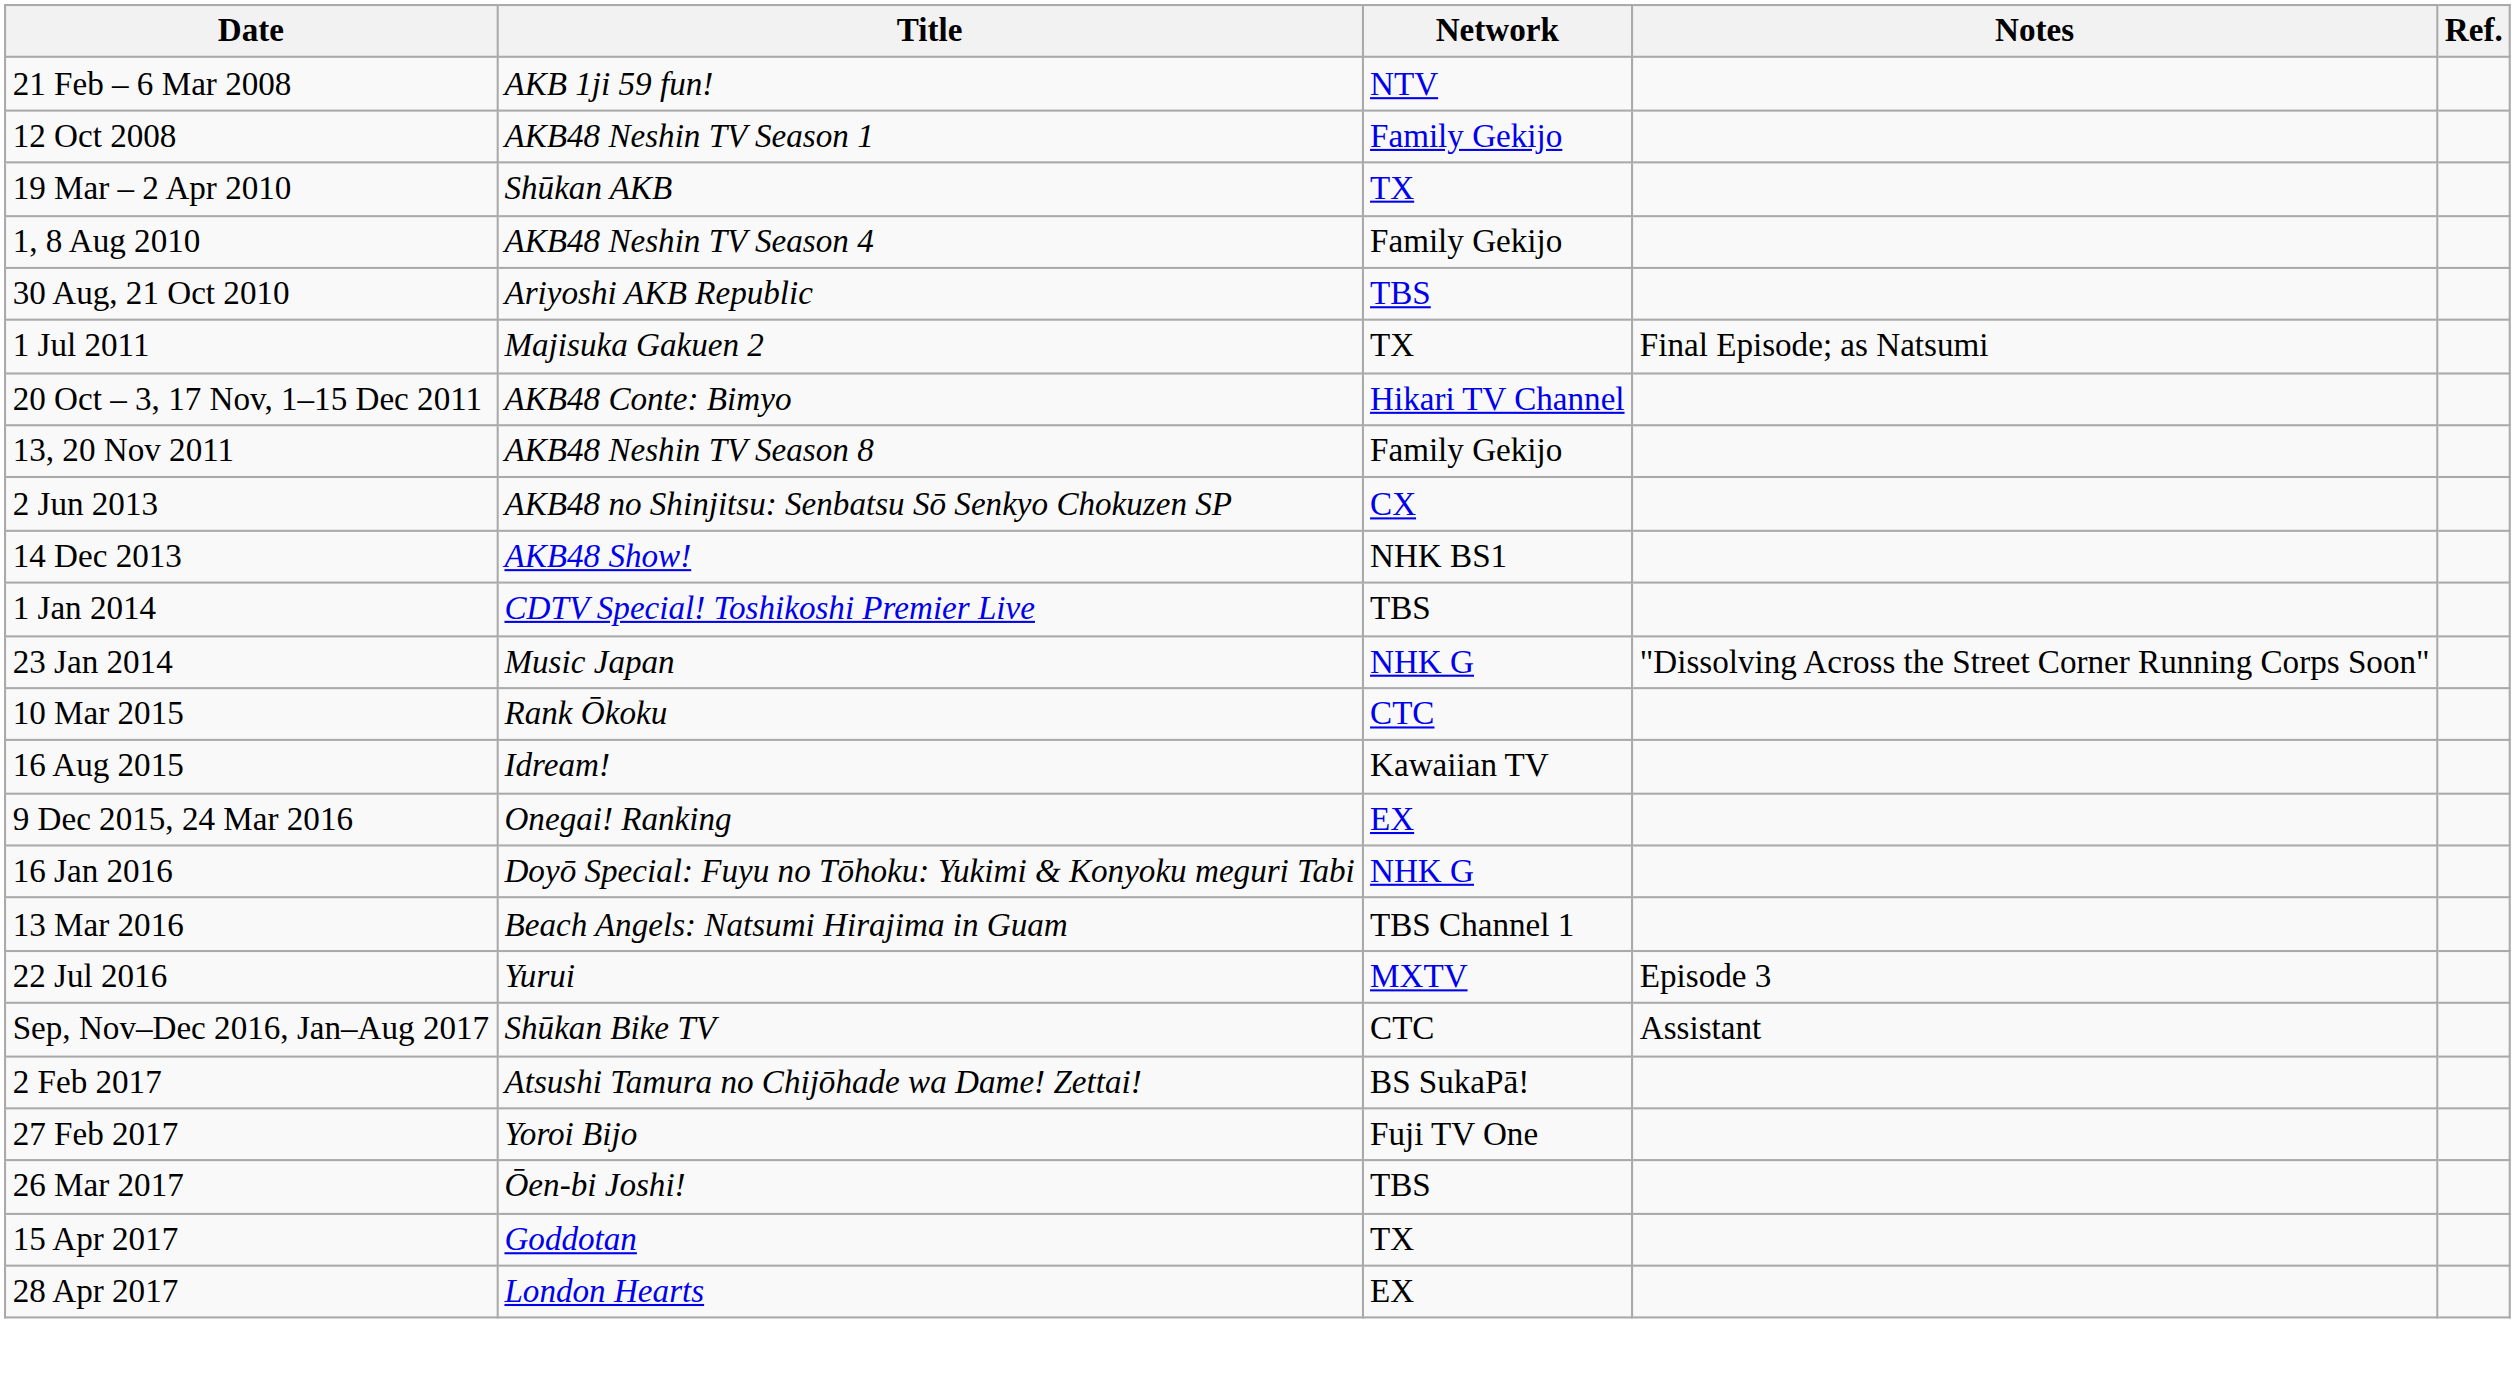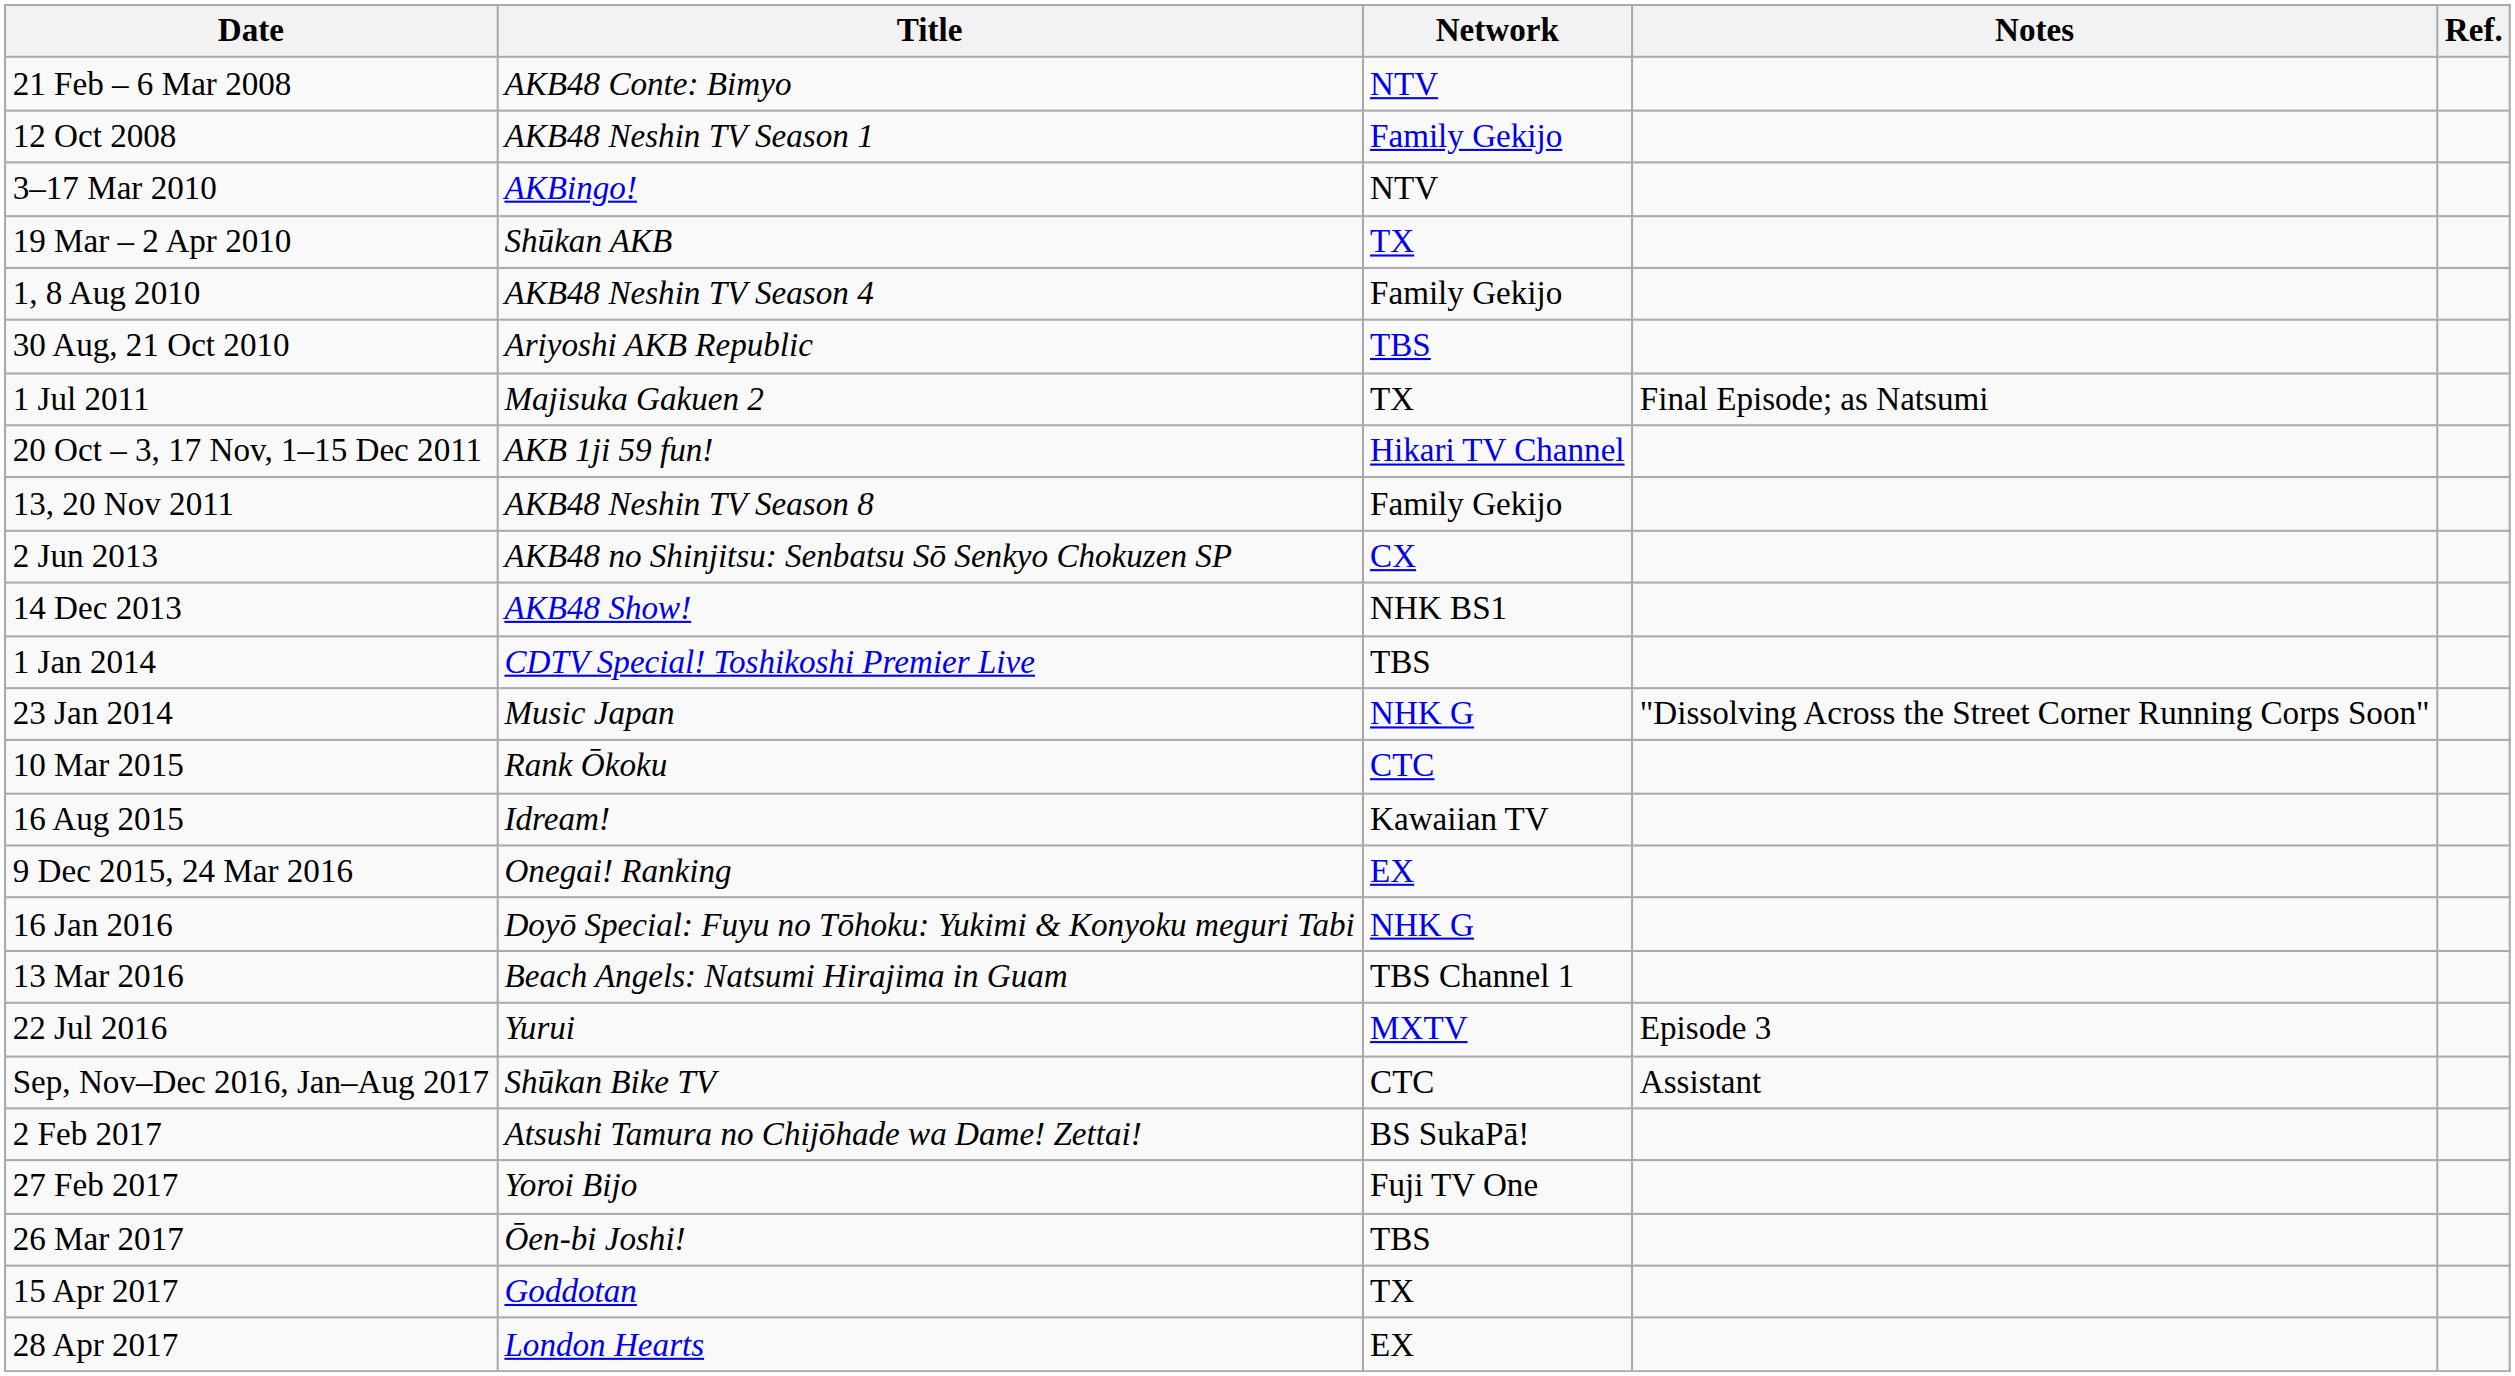(609, 83) AKB 1ji 59 fun! -> (648, 83) AKB48 Conte: Bimyo
+ row: (115, 188)
(648, 398) AKB48 Conte: Bimyo -> (609, 450) AKB 1ji 59 fun!
